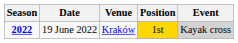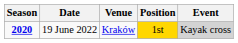(22, 30) 2022 -> (22, 30) 2020
